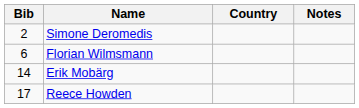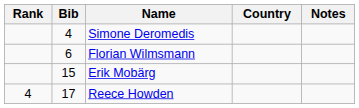+ column: (28, 14)
(24, 34) 2 -> (68, 34) 4
(24, 73) 14 -> (69, 73) 15
